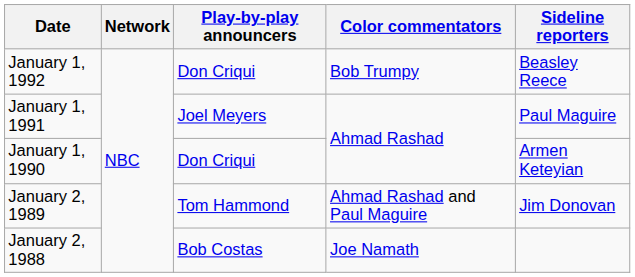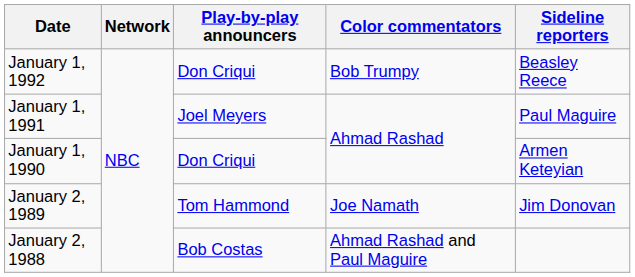(403, 205) Ahmad Rashad and Paul Maguire -> (374, 205) Joe Namath
(374, 250) Joe Namath -> (403, 250) Ahmad Rashad and Paul Maguire
